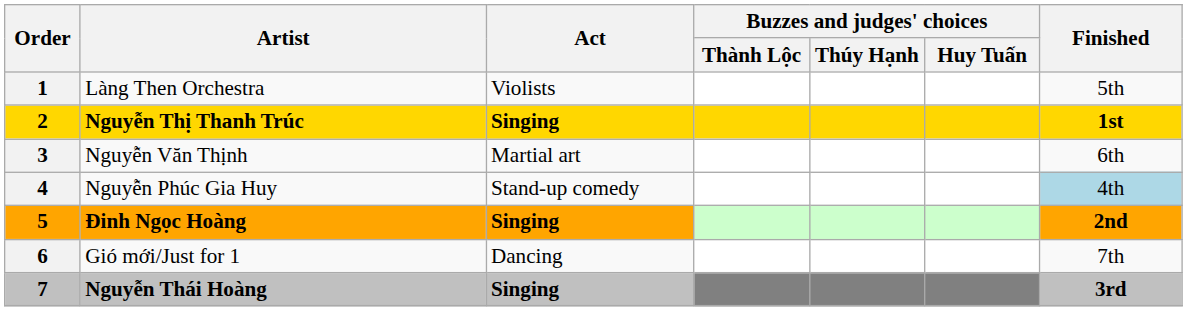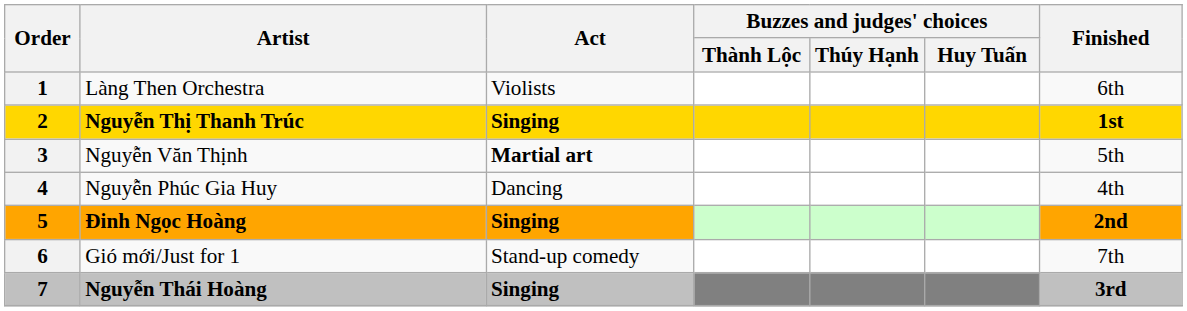(1111, 88) 5th -> (1111, 88) 6th
(536, 155) normal -> (542, 155) bold
(1111, 155) 6th -> (1111, 155) 5th
(565, 188) Stand-up comedy -> (527, 188) Dancing
(1111, 188) lightblue background -> (1111, 188) no background
(527, 255) Dancing -> (565, 255) Stand-up comedy
